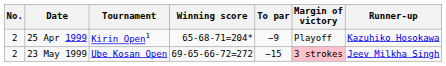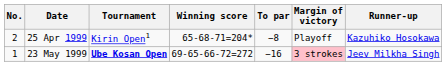(273, 38) −9 -> (273, 38) −8
(15, 54) 2 -> (15, 54) 1
(129, 54) normal -> (129, 54) bold
(273, 54) −15 -> (273, 54) −16
